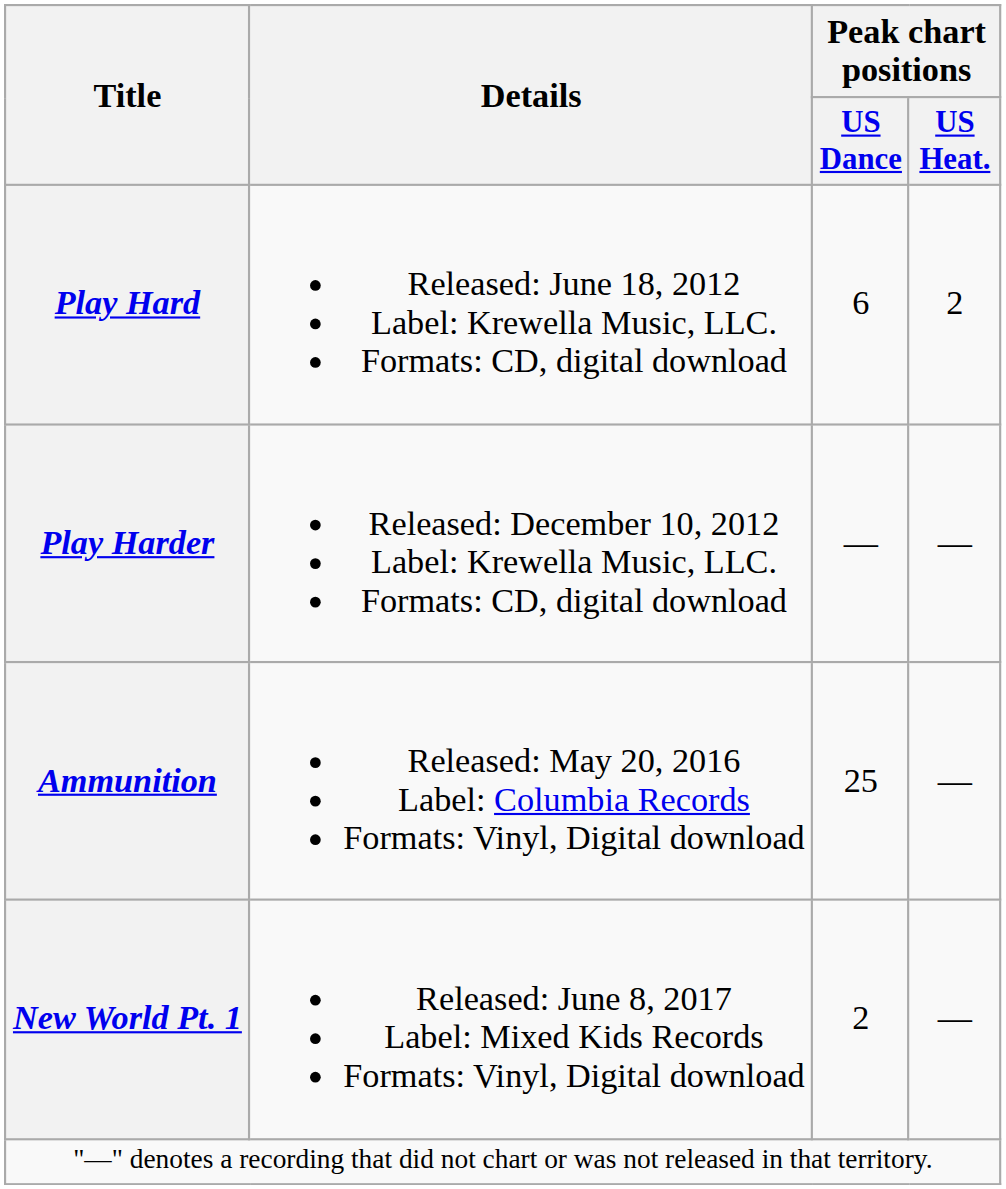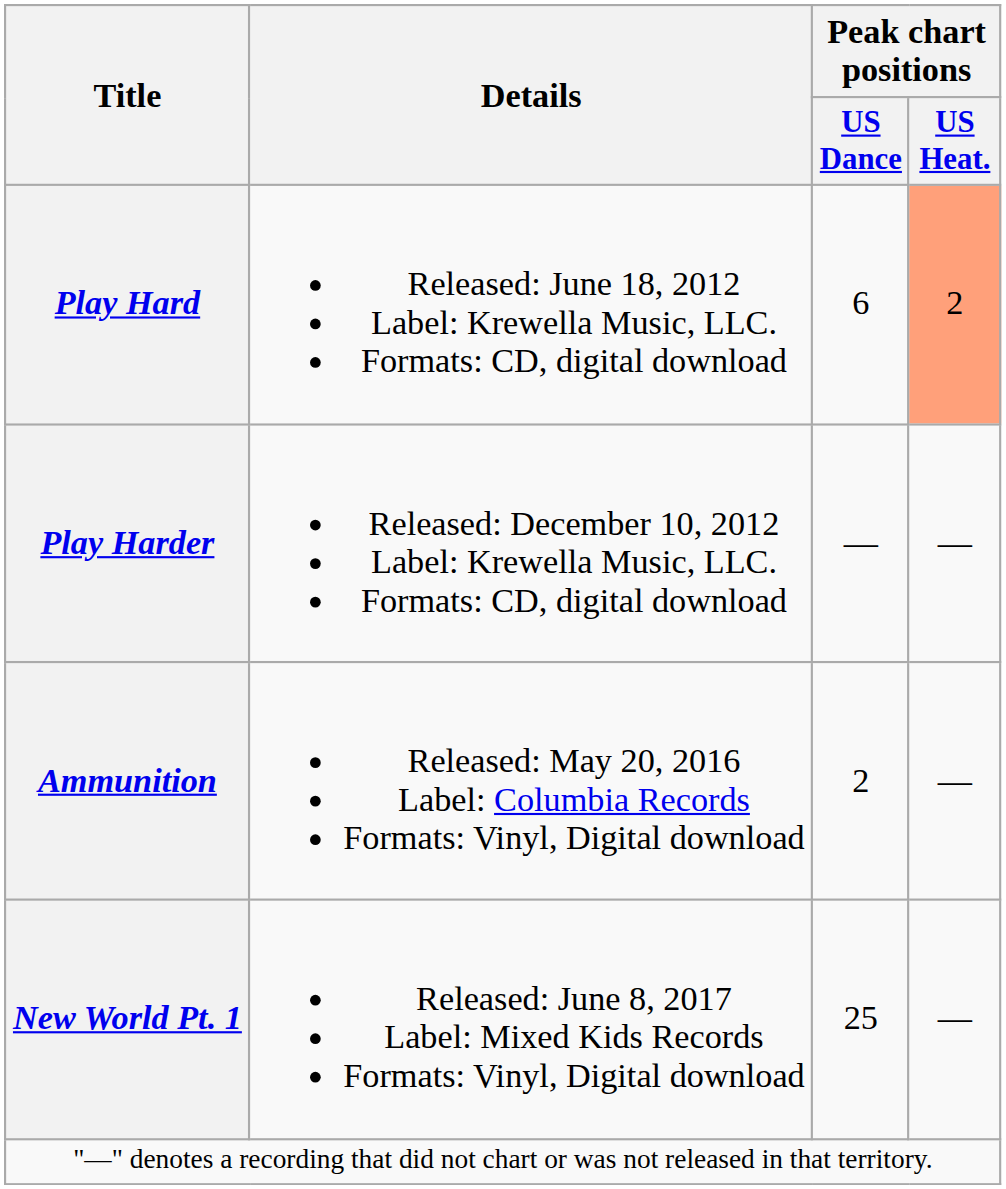(955, 303) no background -> (955, 303) lightsalmon background
(861, 780) 25 -> (861, 780) 2
(861, 1018) 2 -> (861, 1018) 25
